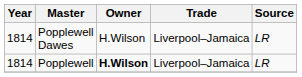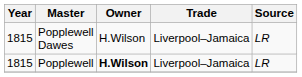(20, 38) 1814 -> (20, 38) 1815
(20, 63) 1814 -> (20, 63) 1815
